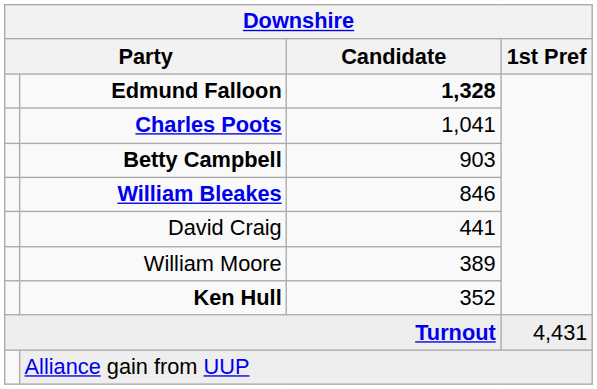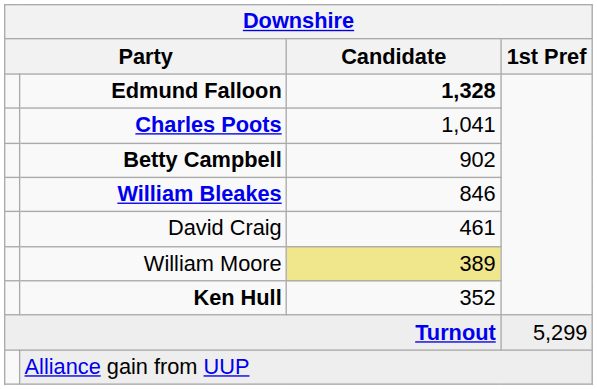(478, 159) 903 -> (478, 159) 902
(478, 228) 441 -> (478, 228) 461
(478, 263) no background -> (478, 263) khaki background
(560, 332) 4,431 -> (560, 332) 5,299
